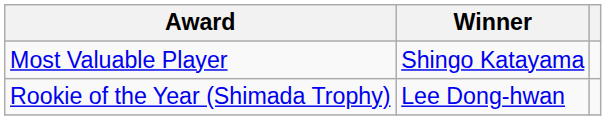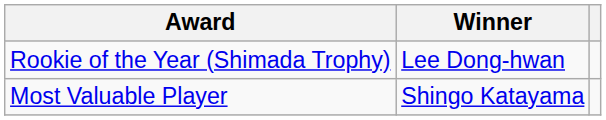rows swapped: (119, 59) <-> (200, 96)
